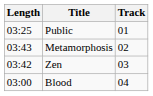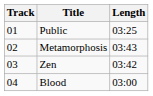columns swapped: (132, 13) <-> (23, 13)
